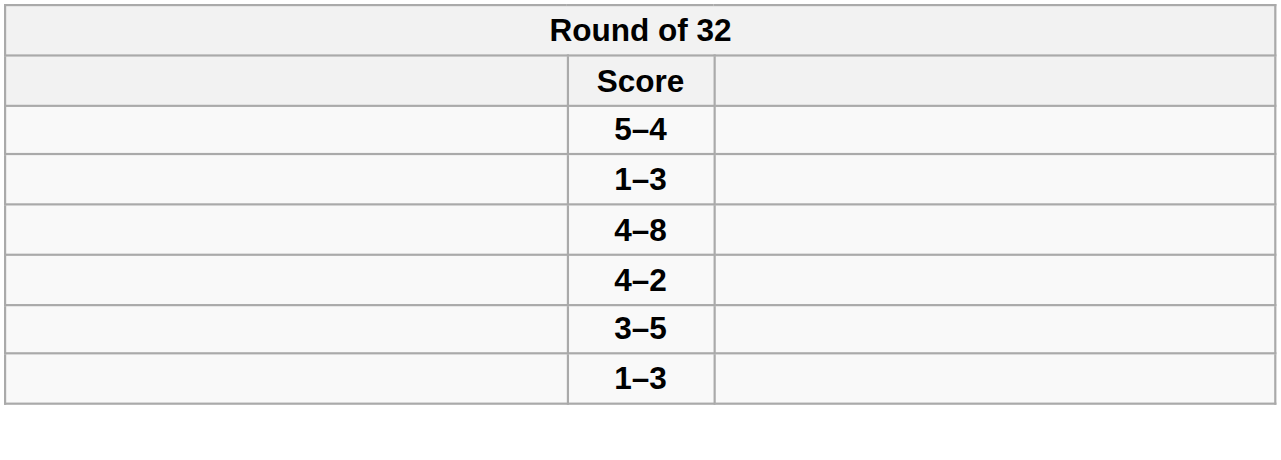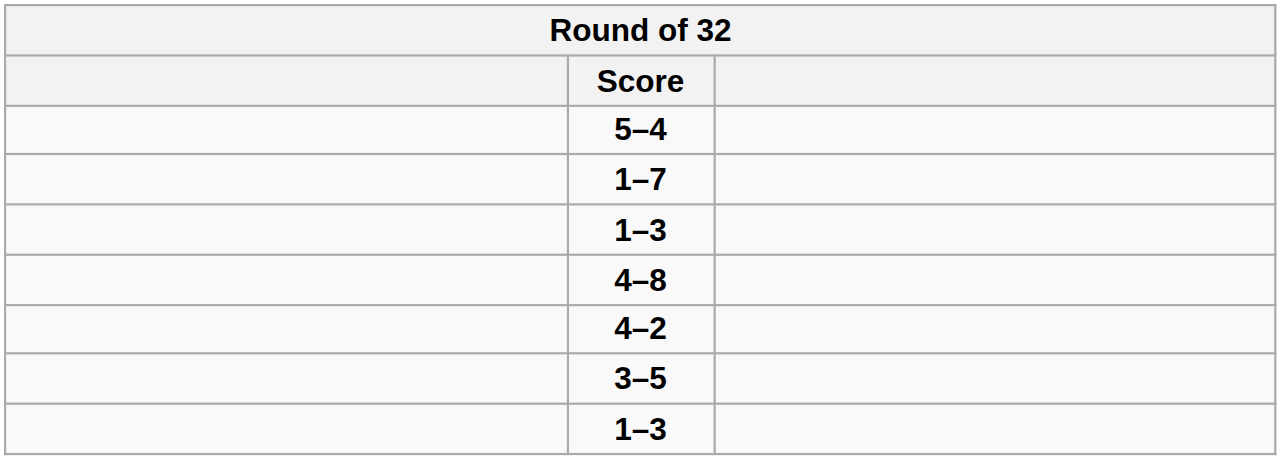+ row: (286, 180)
